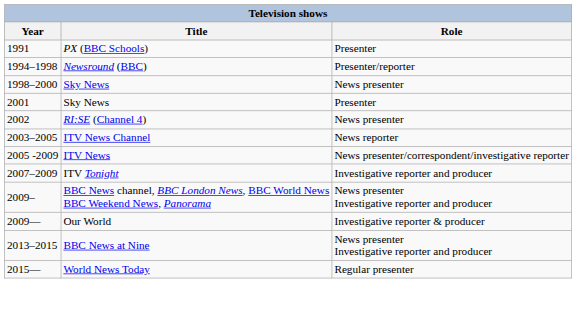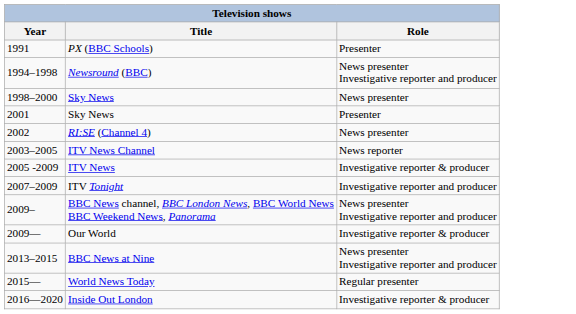(375, 66) Presenter/reporter -> (418, 72) News presenter Investigative reporter and producer
(452, 155) News presenter/correspondent/investigative reporter -> (414, 168) Investigative reporter & producer
+ row: (35, 299)
